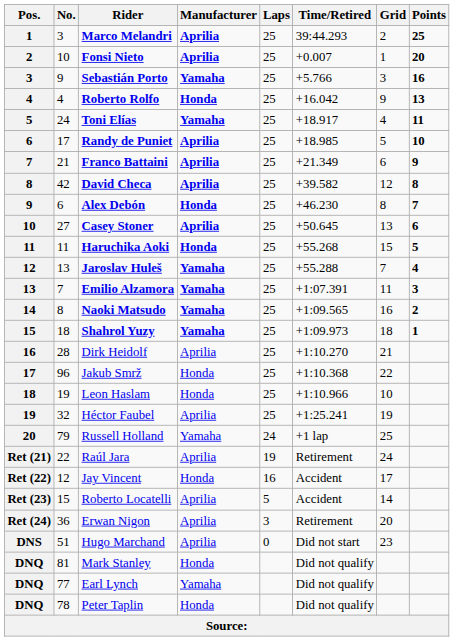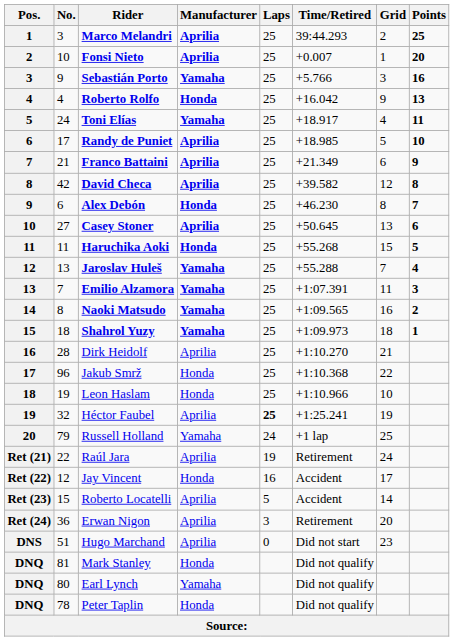(269, 415) normal -> (269, 415) bold
(63, 583) 77 -> (63, 583) 80
